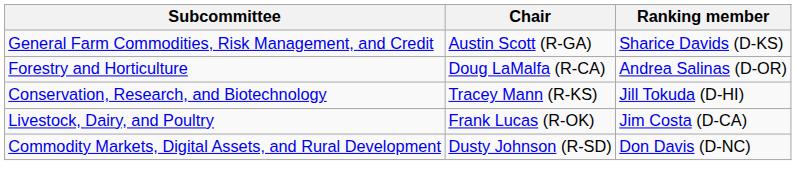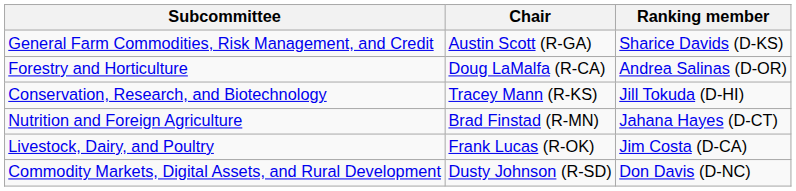+ row: (125, 120)
